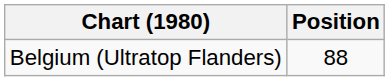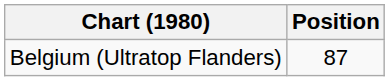(336, 57) 88 -> (336, 57) 87
